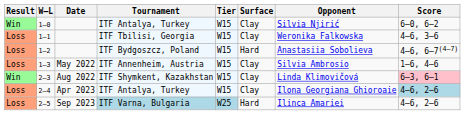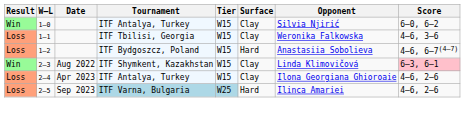- row: (45, 65)
(419, 90) lightblue background -> (419, 77) no background
